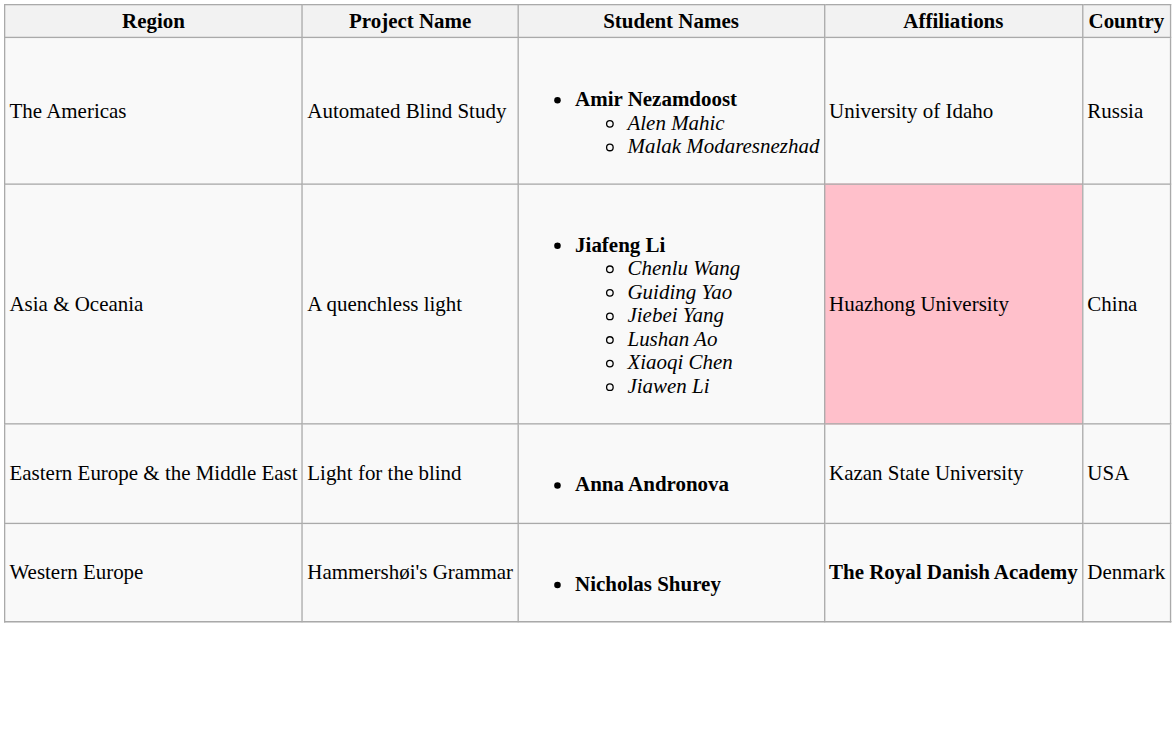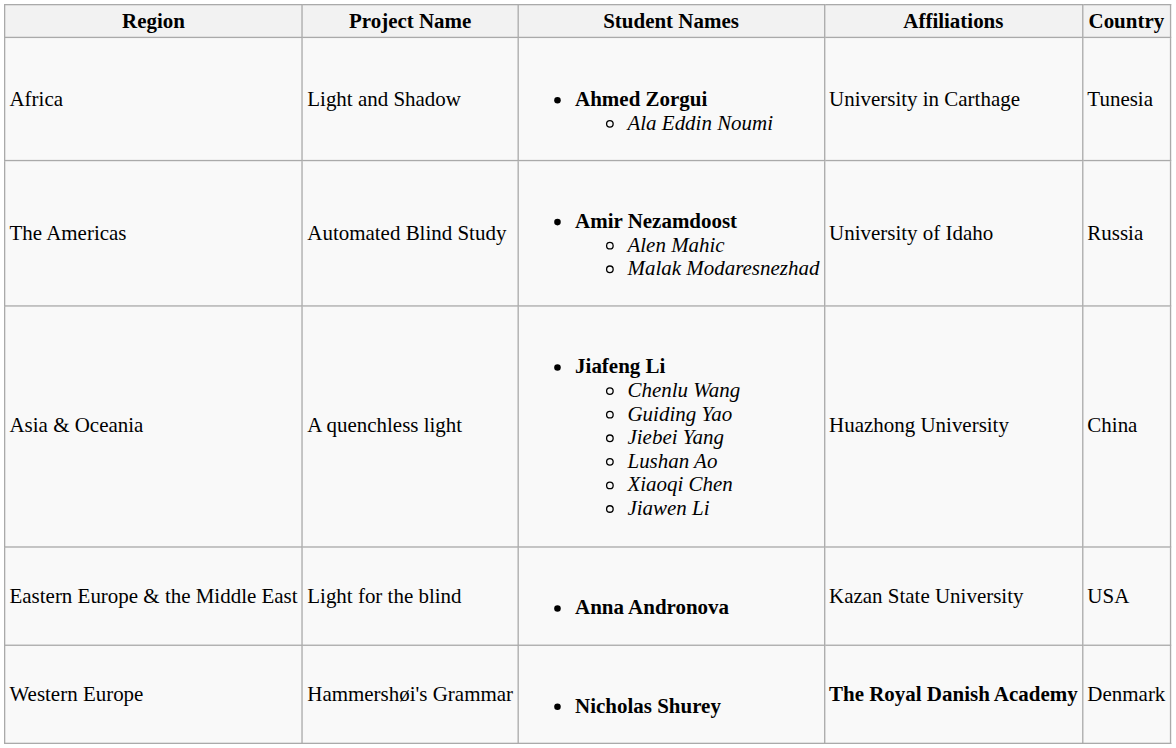+ row: (36, 98)
(919, 303) pink background -> (919, 426) no background
